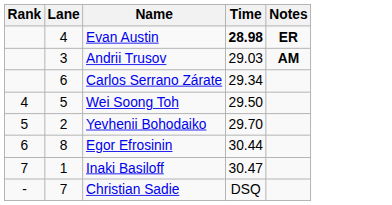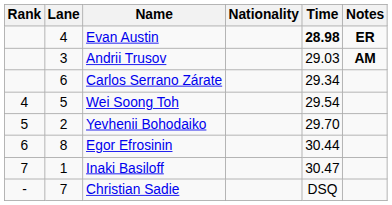+ column: (264, 15)
(246, 102) 29.50 -> (322, 102) 29.54
